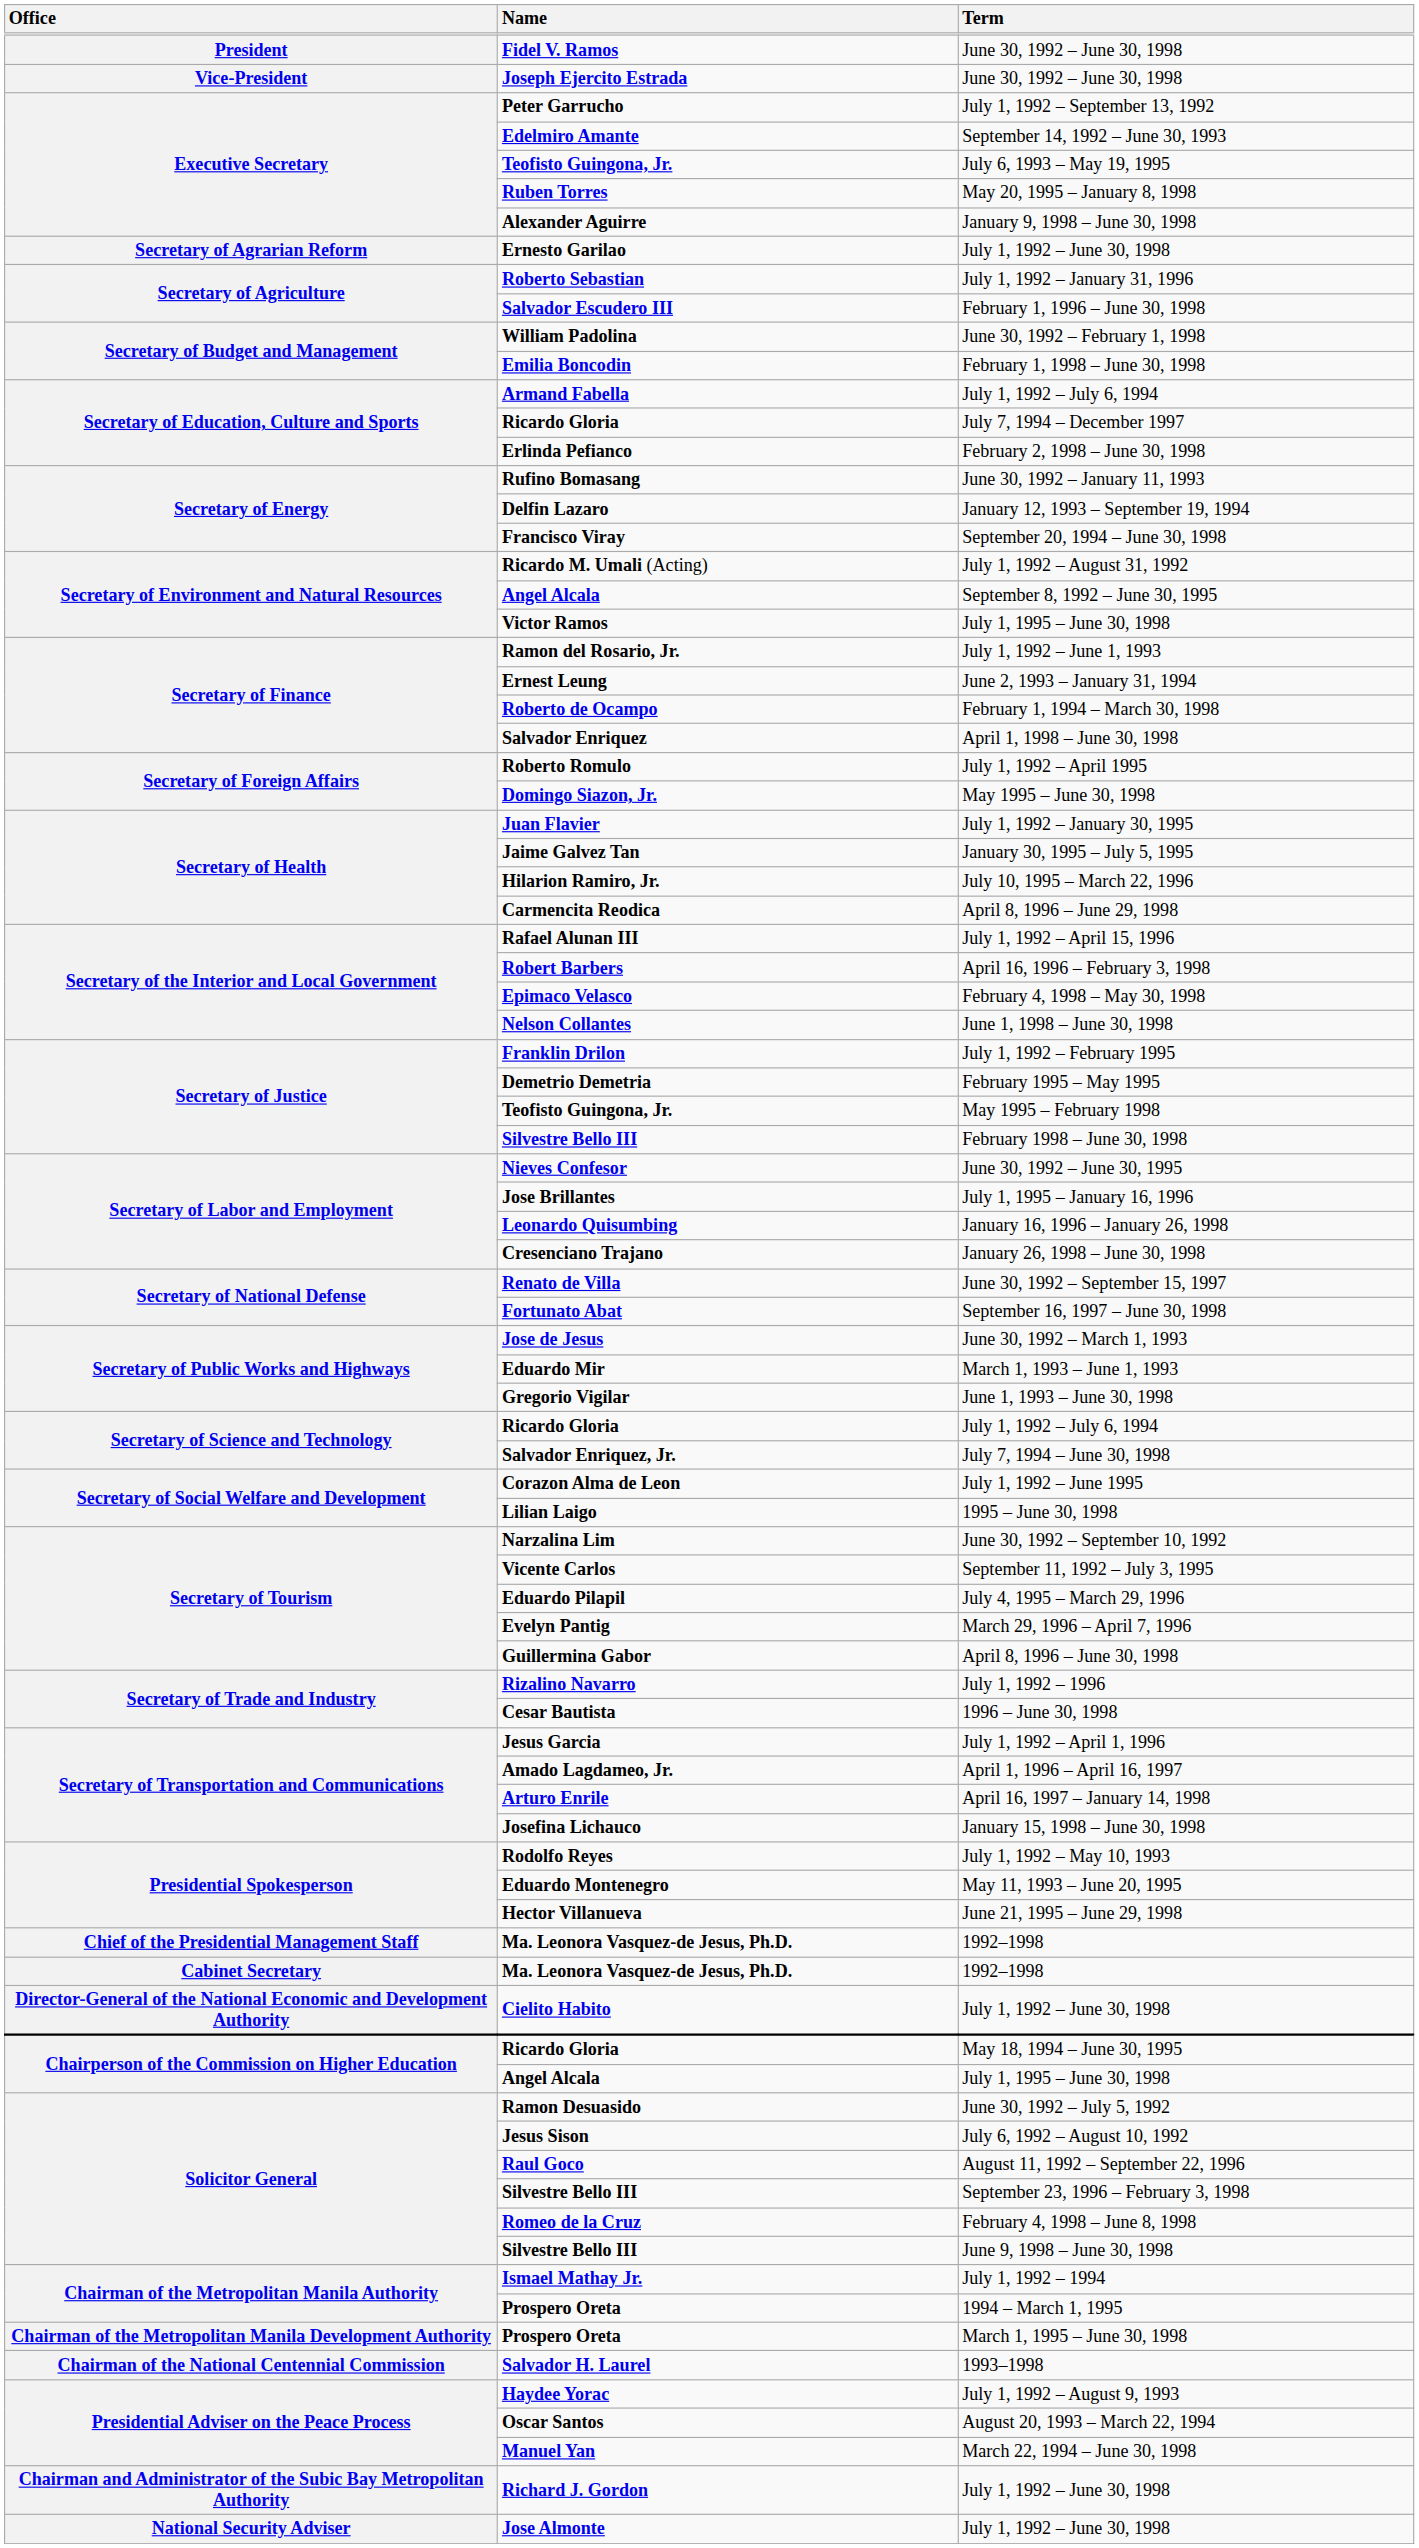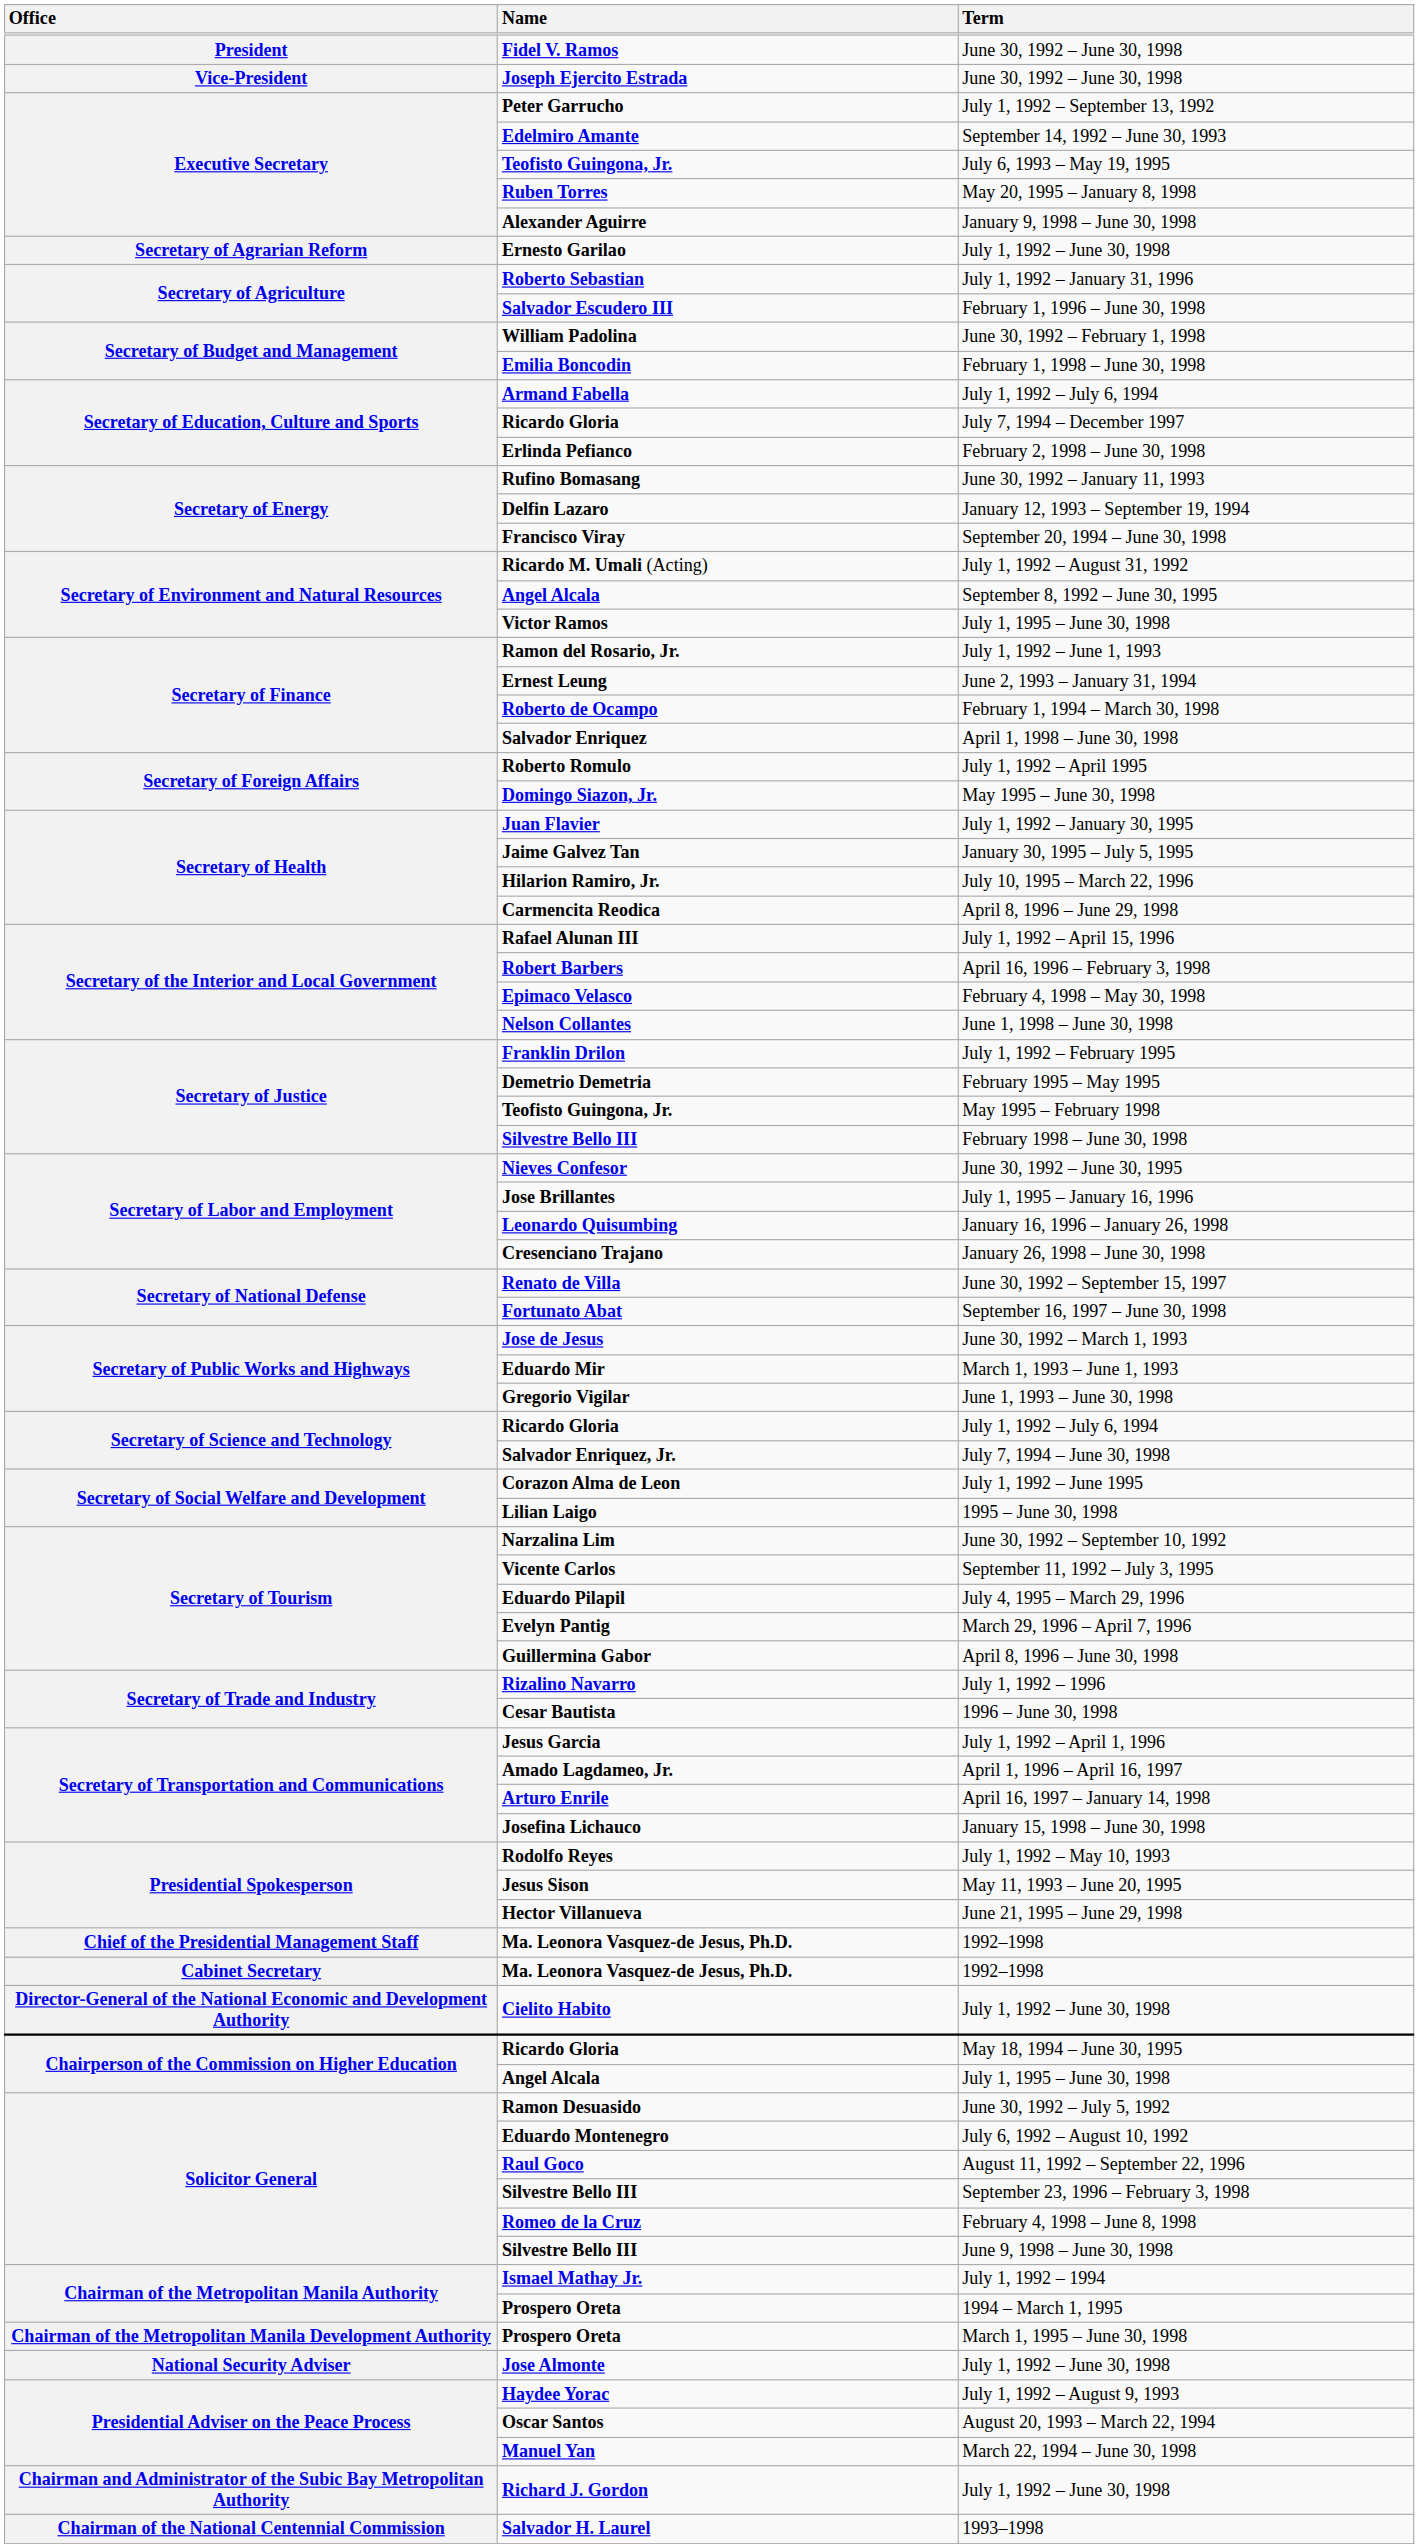(585, 1884) Eduardo Montenegro -> (545, 1884) Jesus Sison
(545, 2135) Jesus Sison -> (585, 2135) Eduardo Montenegro
rows swapped: (251, 2528) <-> (251, 2365)
